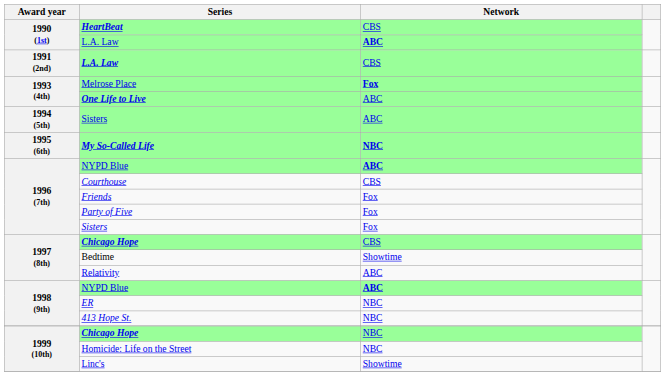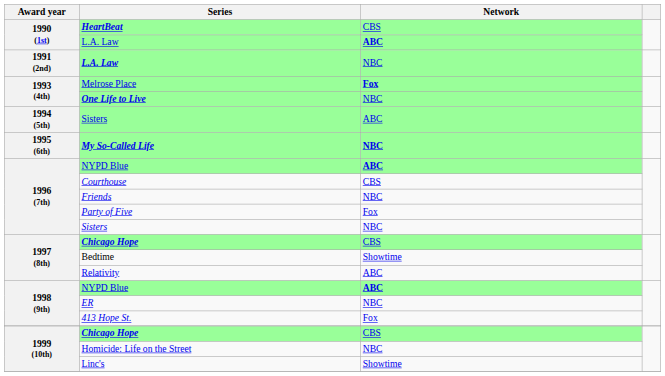(372, 63) CBS -> (373, 63) NBC
(373, 99) ABC -> (373, 99) NBC
(370, 196) Fox -> (373, 196) NBC
(370, 227) Fox -> (373, 227) NBC
(373, 318) NBC -> (370, 318) Fox
(373, 333) NBC -> (372, 333) CBS
